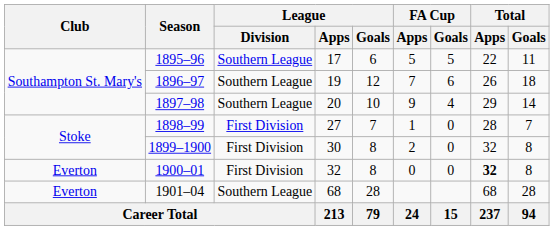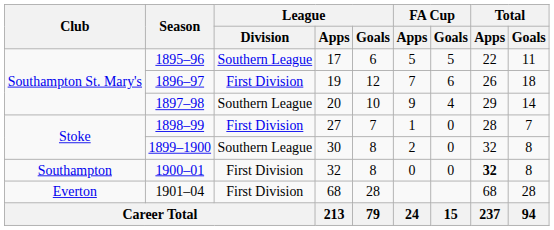(265, 81) Southern League -> (265, 81) First Division
(265, 147) First Division -> (265, 147) Southern League
(75, 170) Everton -> (75, 170) Southampton
(265, 192) Southern League -> (265, 192) First Division
